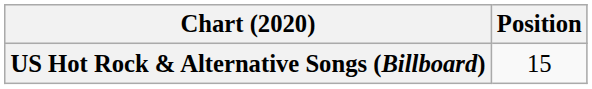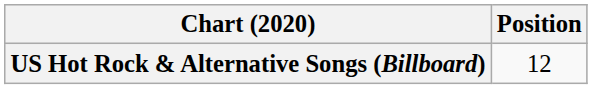(539, 63) 15 -> (539, 63) 12
